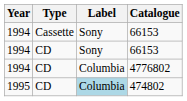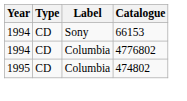- row: (55, 31)
(102, 86) lightblue background -> (88, 68) no background
